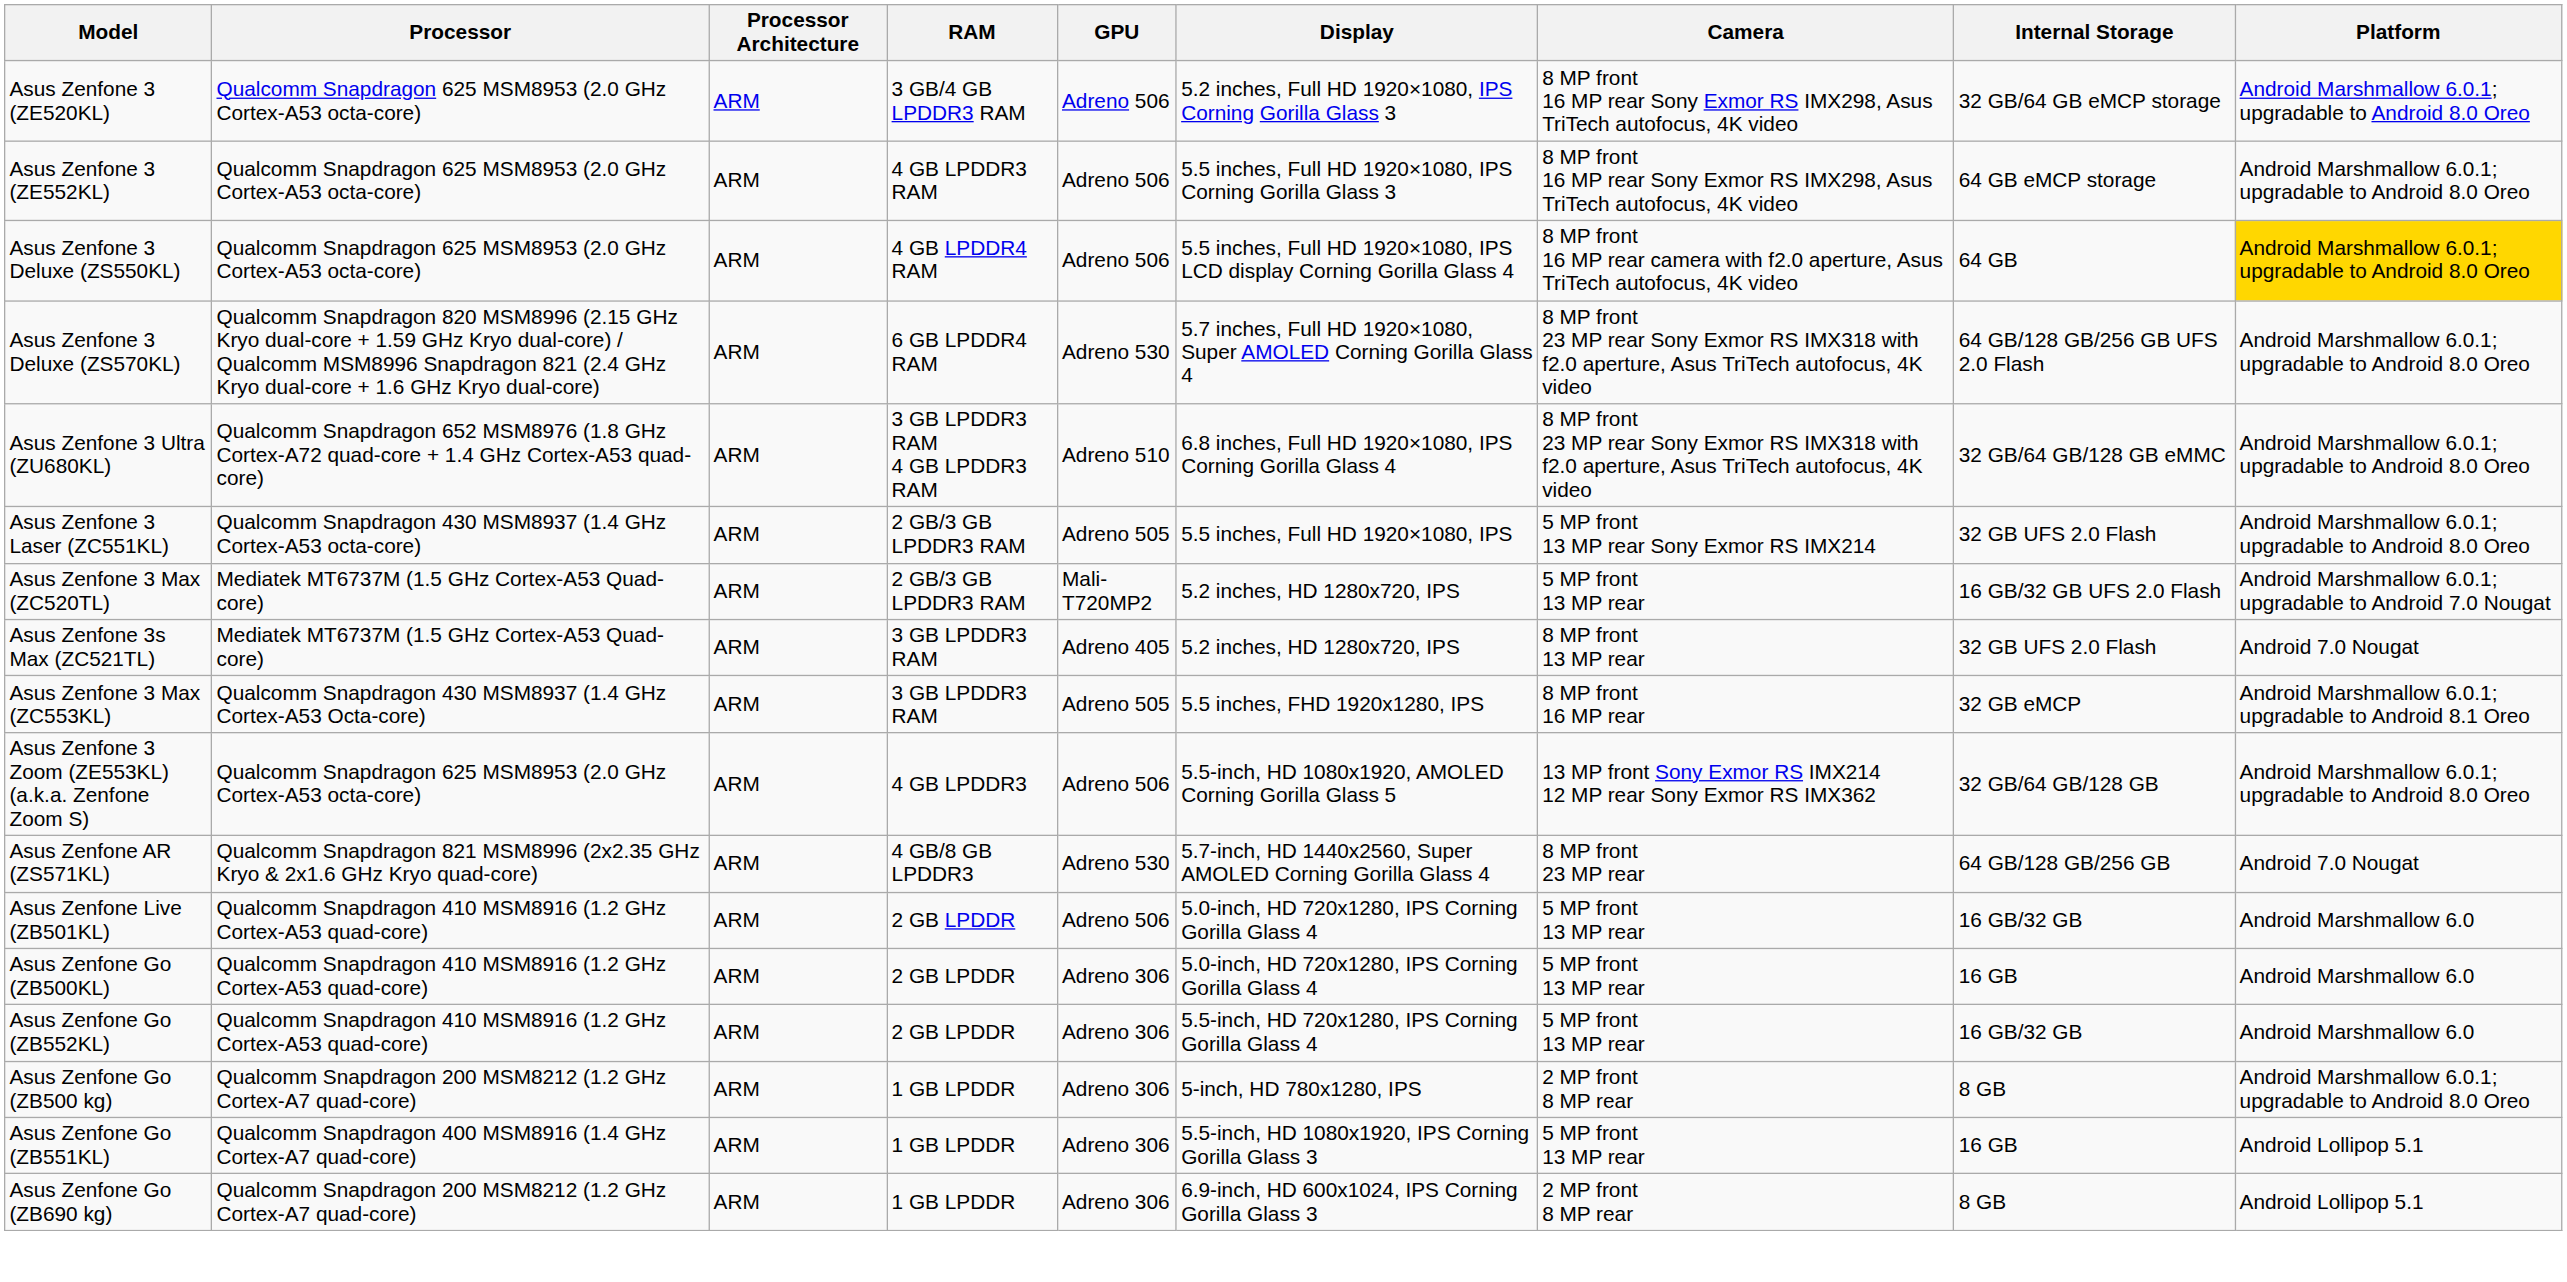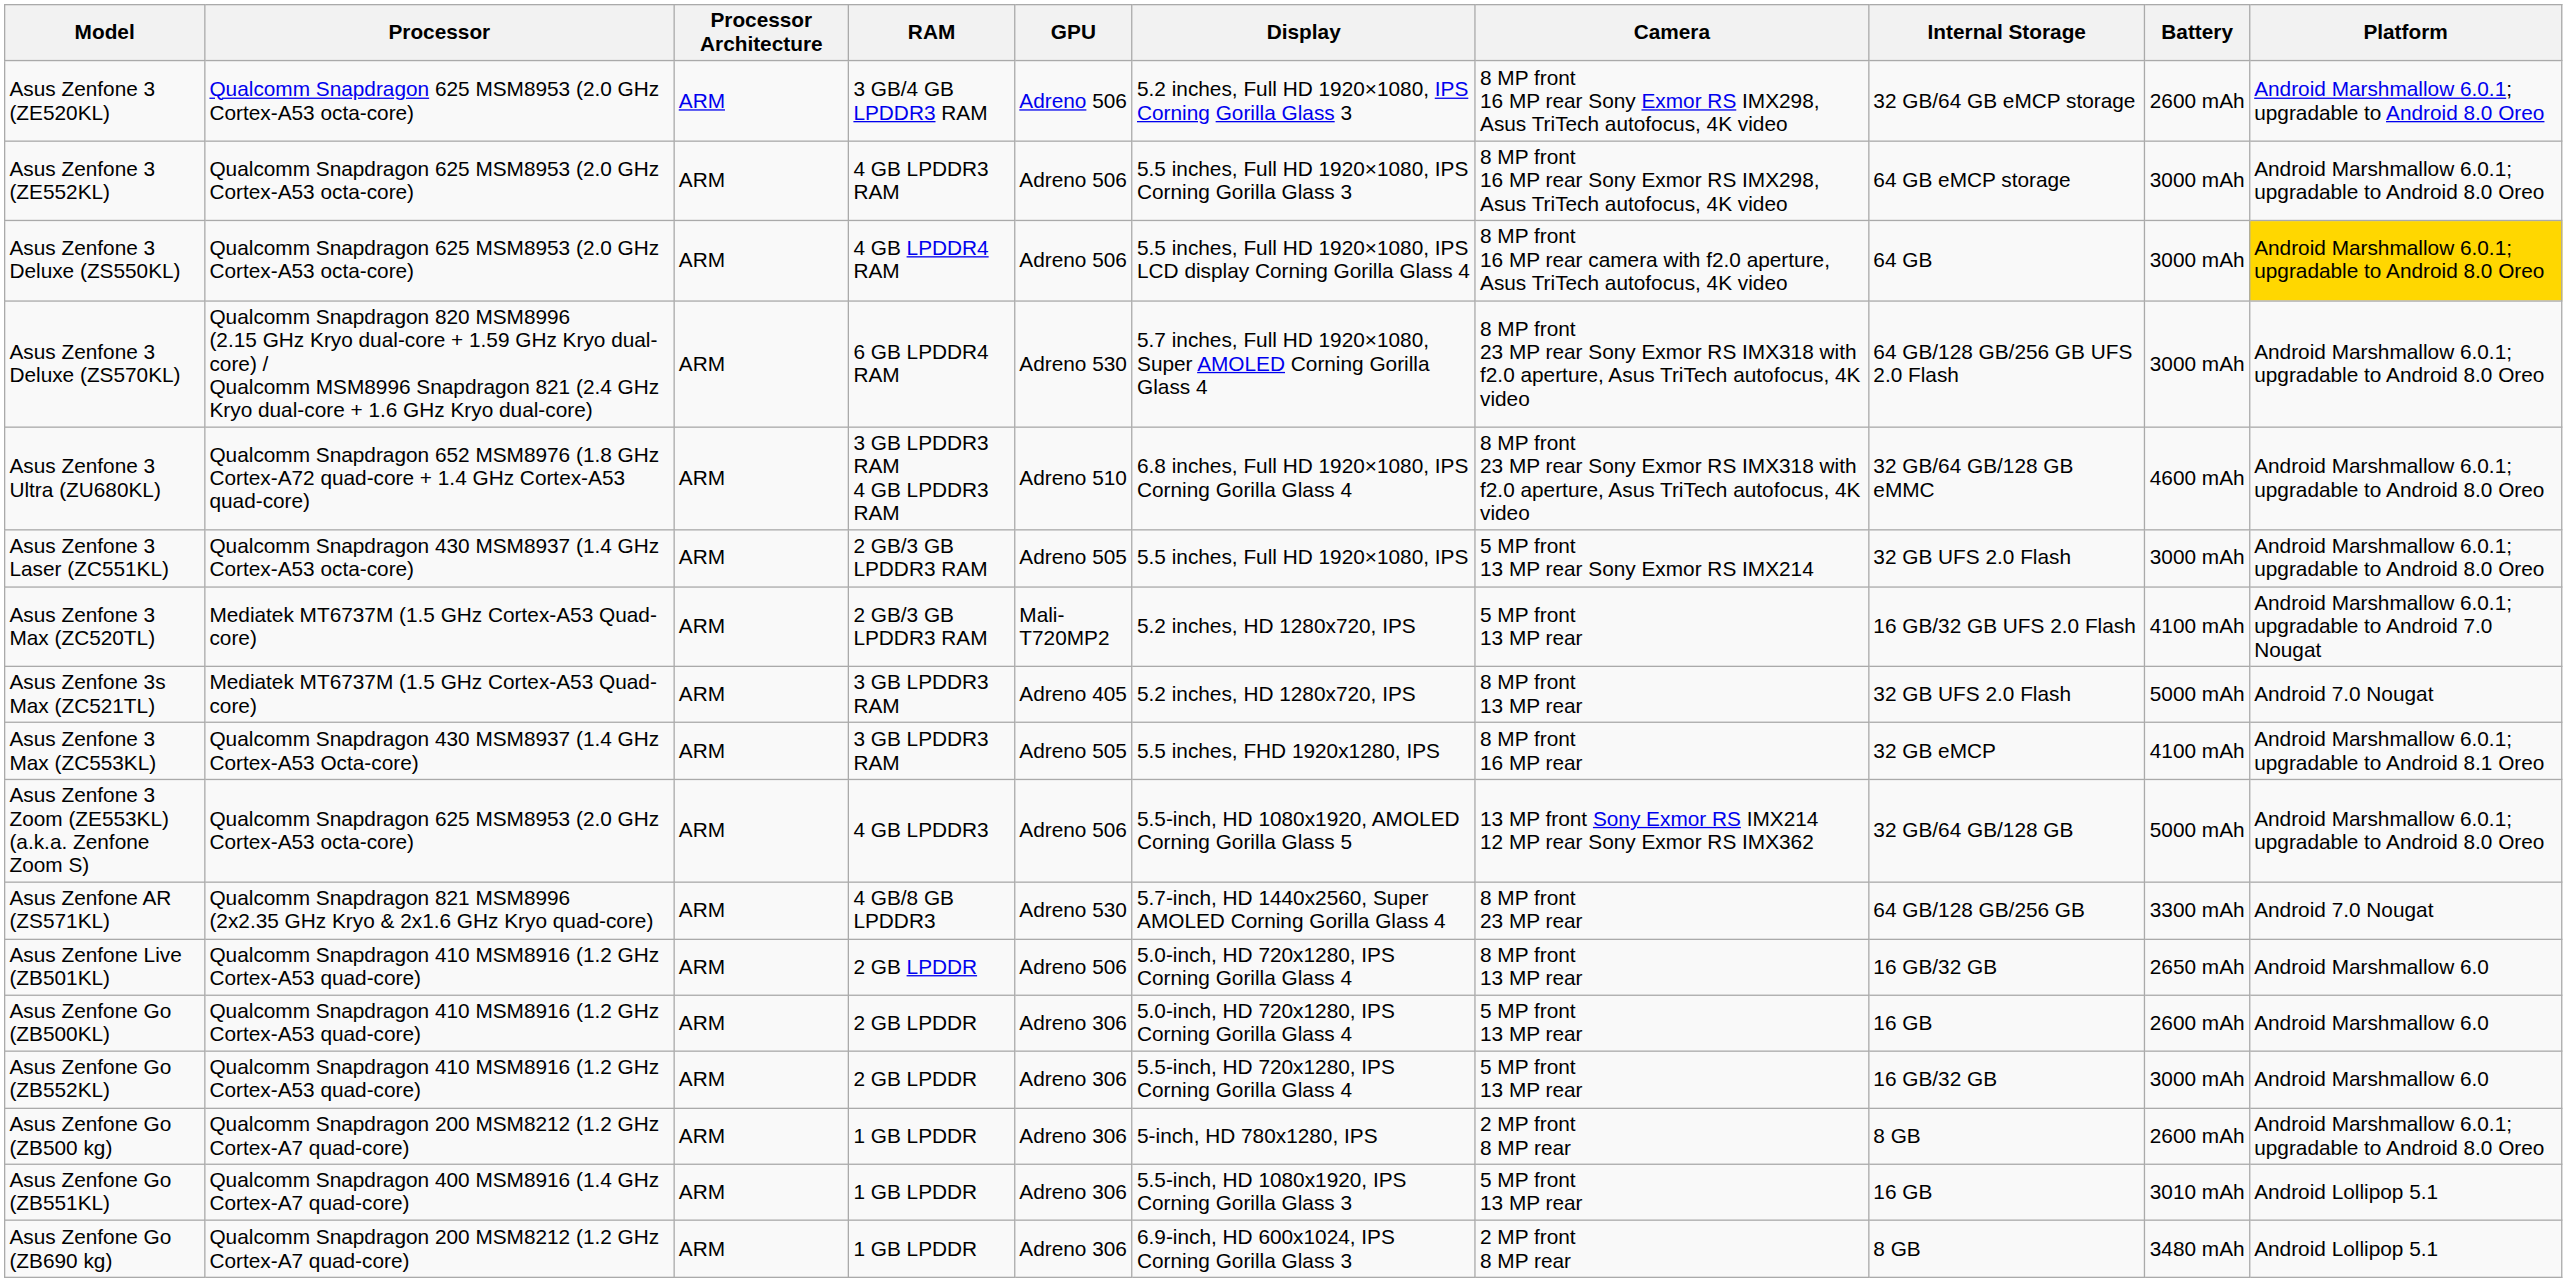+ column: (2197, 32)
(1593, 919) 5 MP front 13 MP rear -> (1531, 966) 8 MP front 13 MP rear
